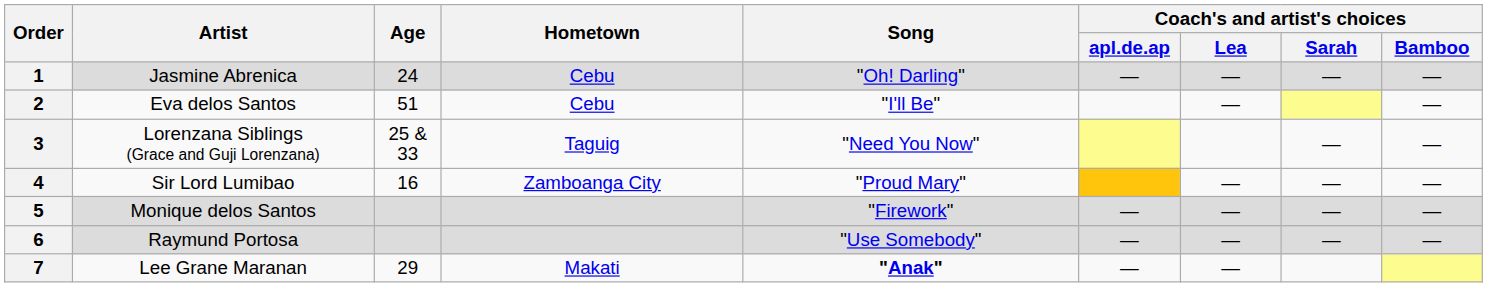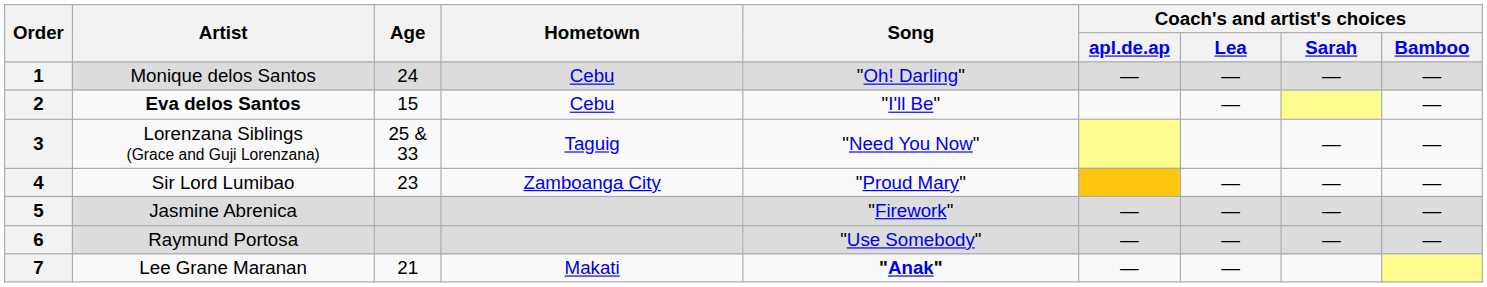(223, 76) Jasmine Abrenica -> (223, 76) Monique delos Santos
(223, 104) normal -> (223, 104) bold
(408, 104) 51 -> (408, 104) 15
(408, 182) 16 -> (408, 182) 23
(223, 211) Monique delos Santos -> (223, 211) Jasmine Abrenica
(408, 268) 29 -> (408, 268) 21
